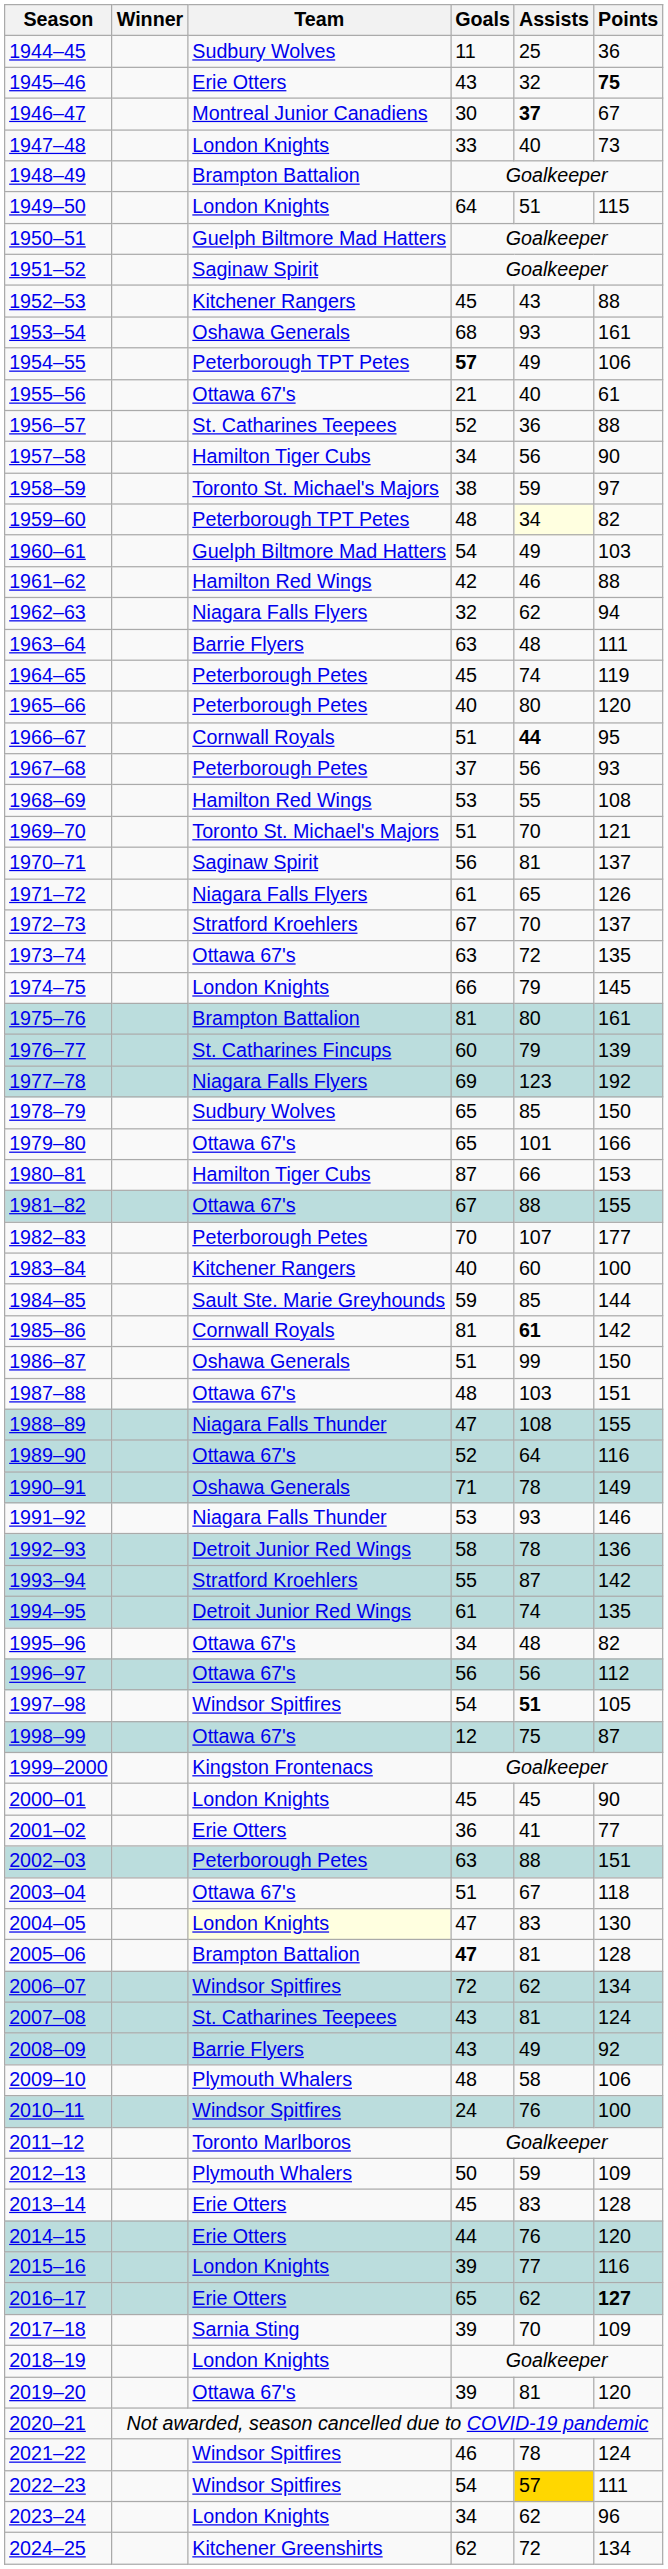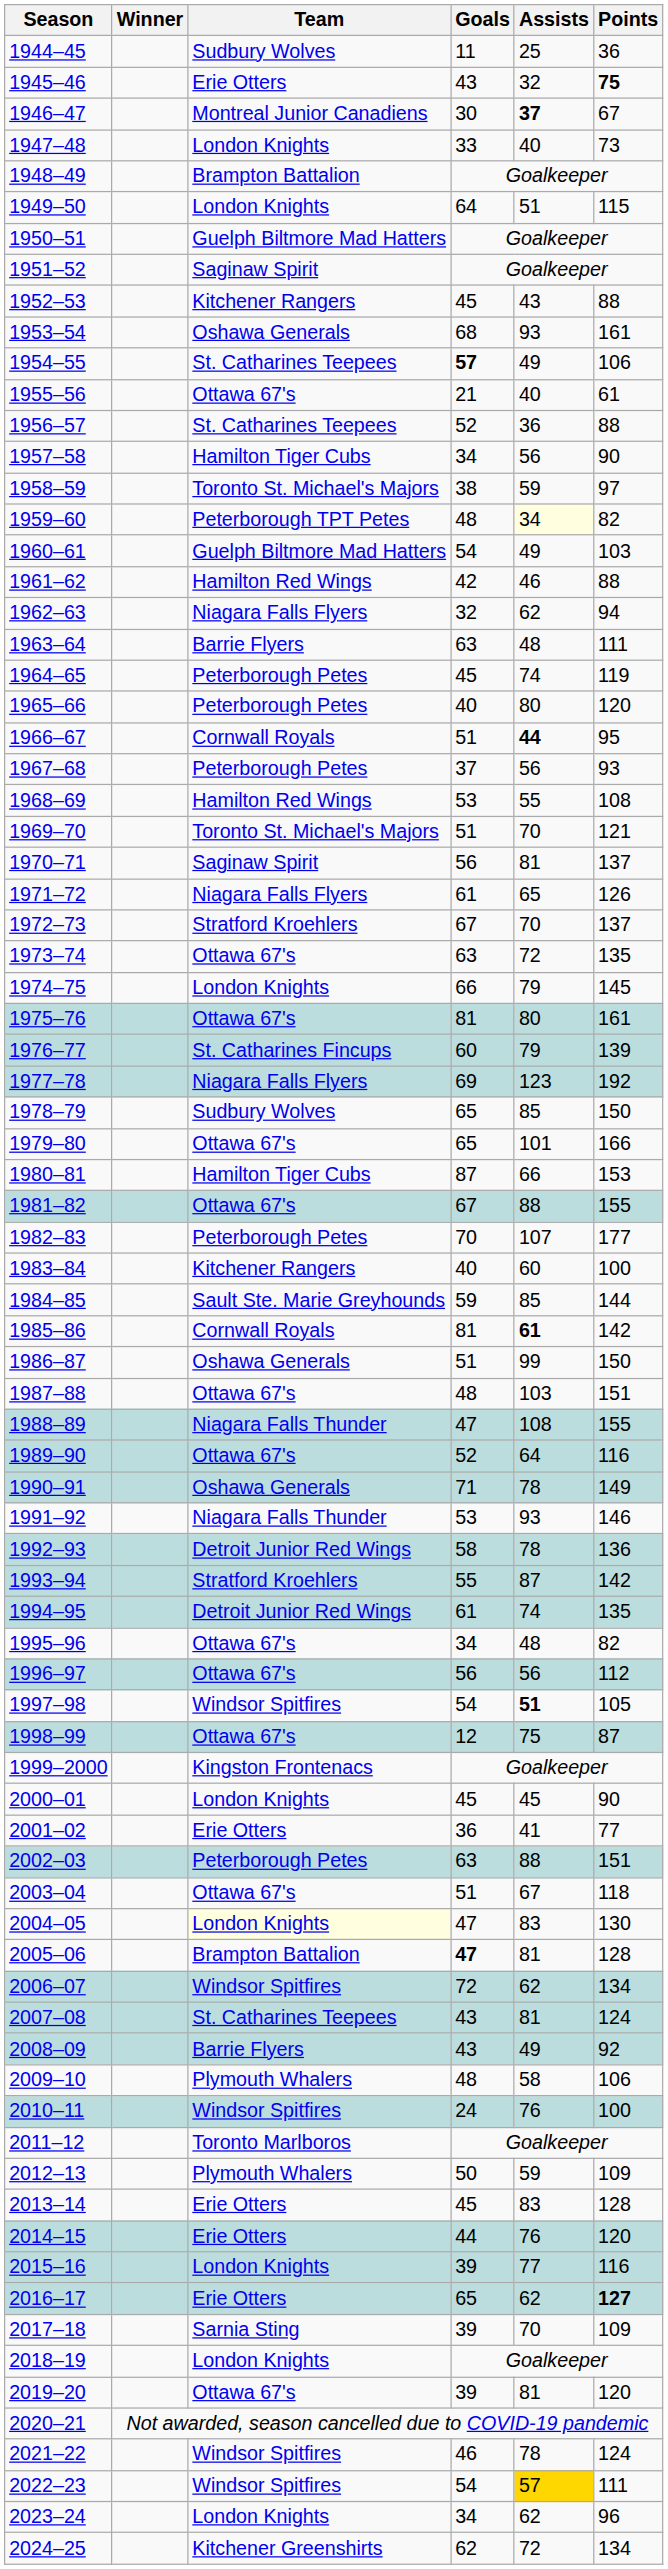(301, 363) Peterborough TPT Petes -> (294, 363) St. Catharines Teepees
(276, 1018) Brampton Battalion -> (244, 1018) Ottawa 67's
